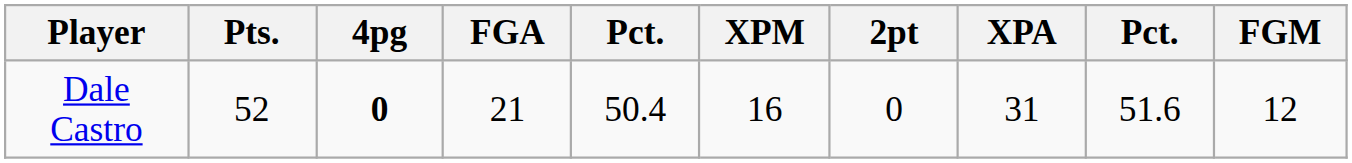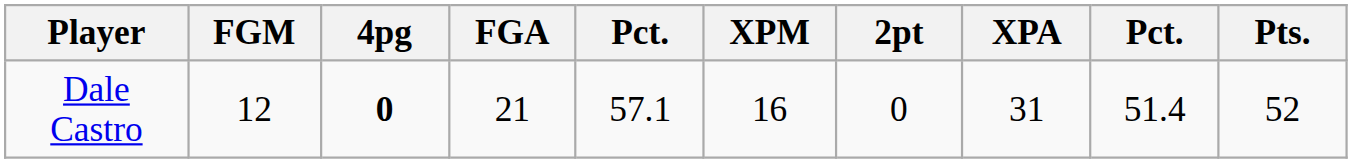columns swapped: (1280, 32) <-> (252, 32)
(635, 108) 50.4 -> (640, 108) 57.1
(1150, 108) 51.6 -> (1155, 108) 51.4
